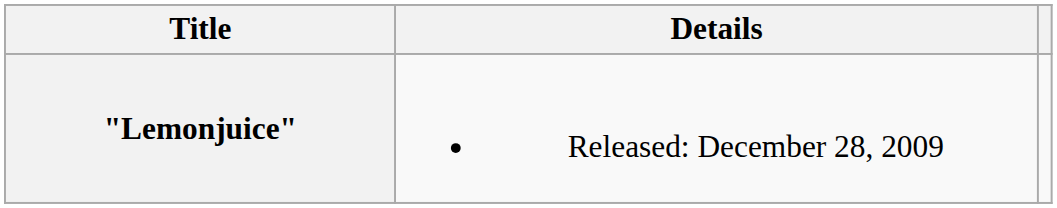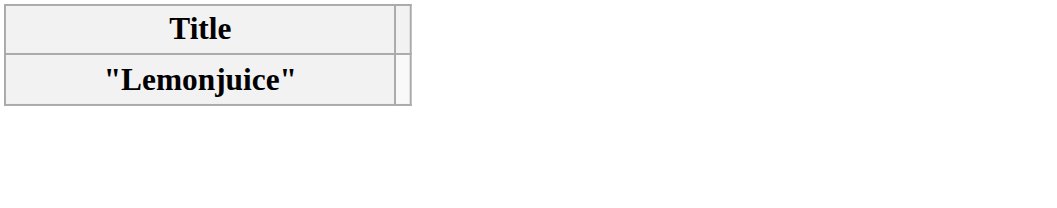- column: (717, 29)
